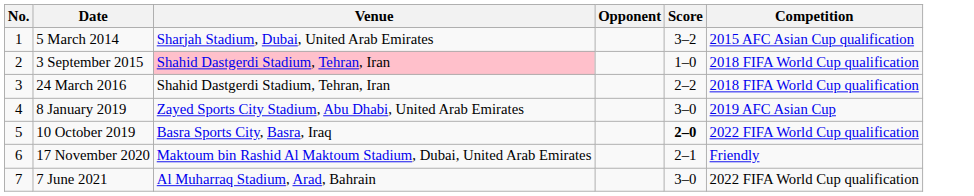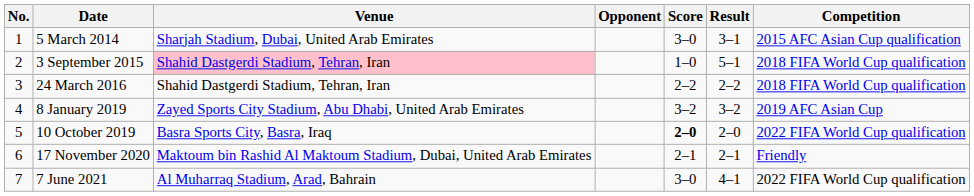+ column: (730, 16)
(685, 39) 3–2 -> (685, 39) 3–0
(685, 109) 3–0 -> (685, 109) 3–2
